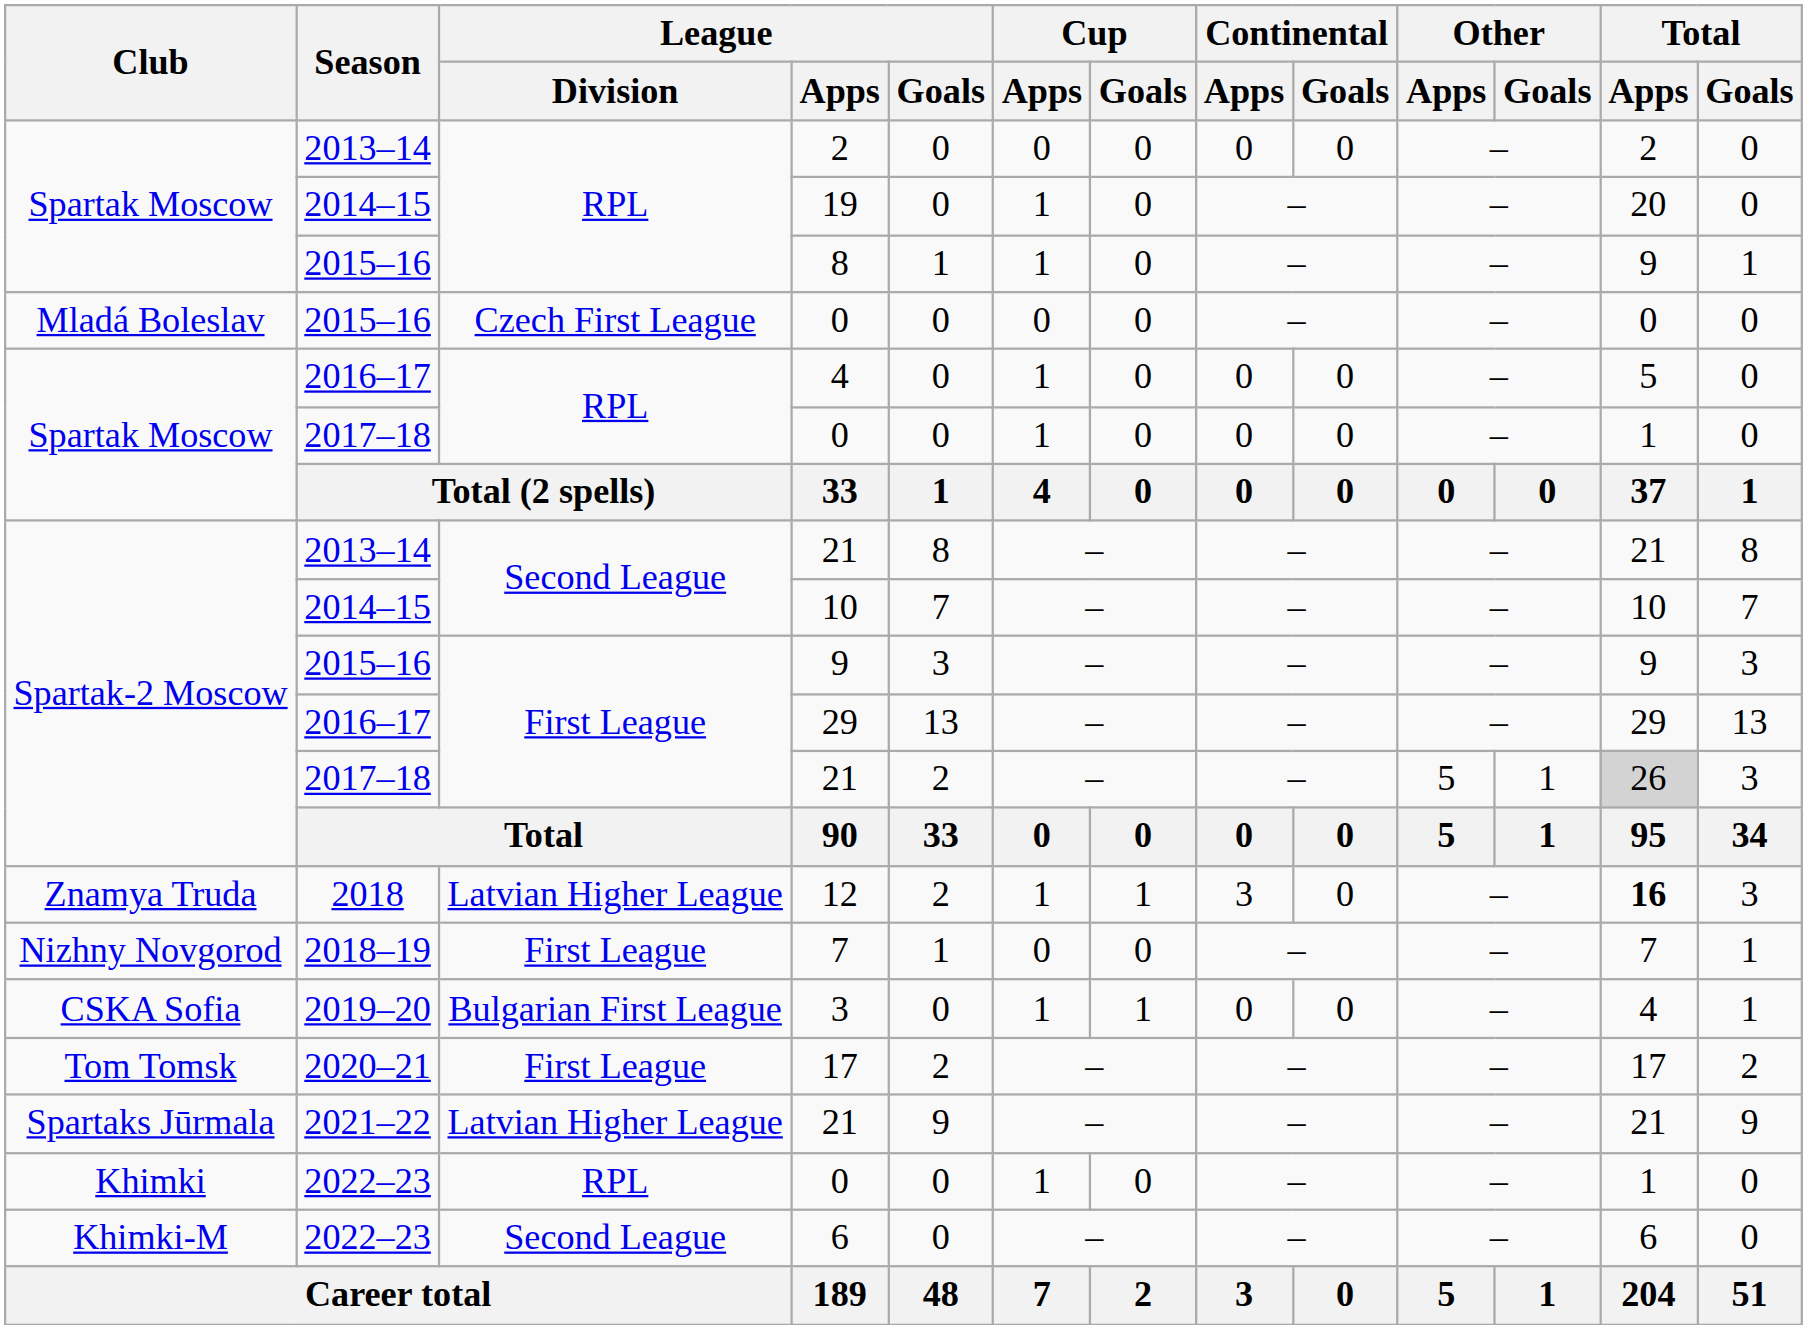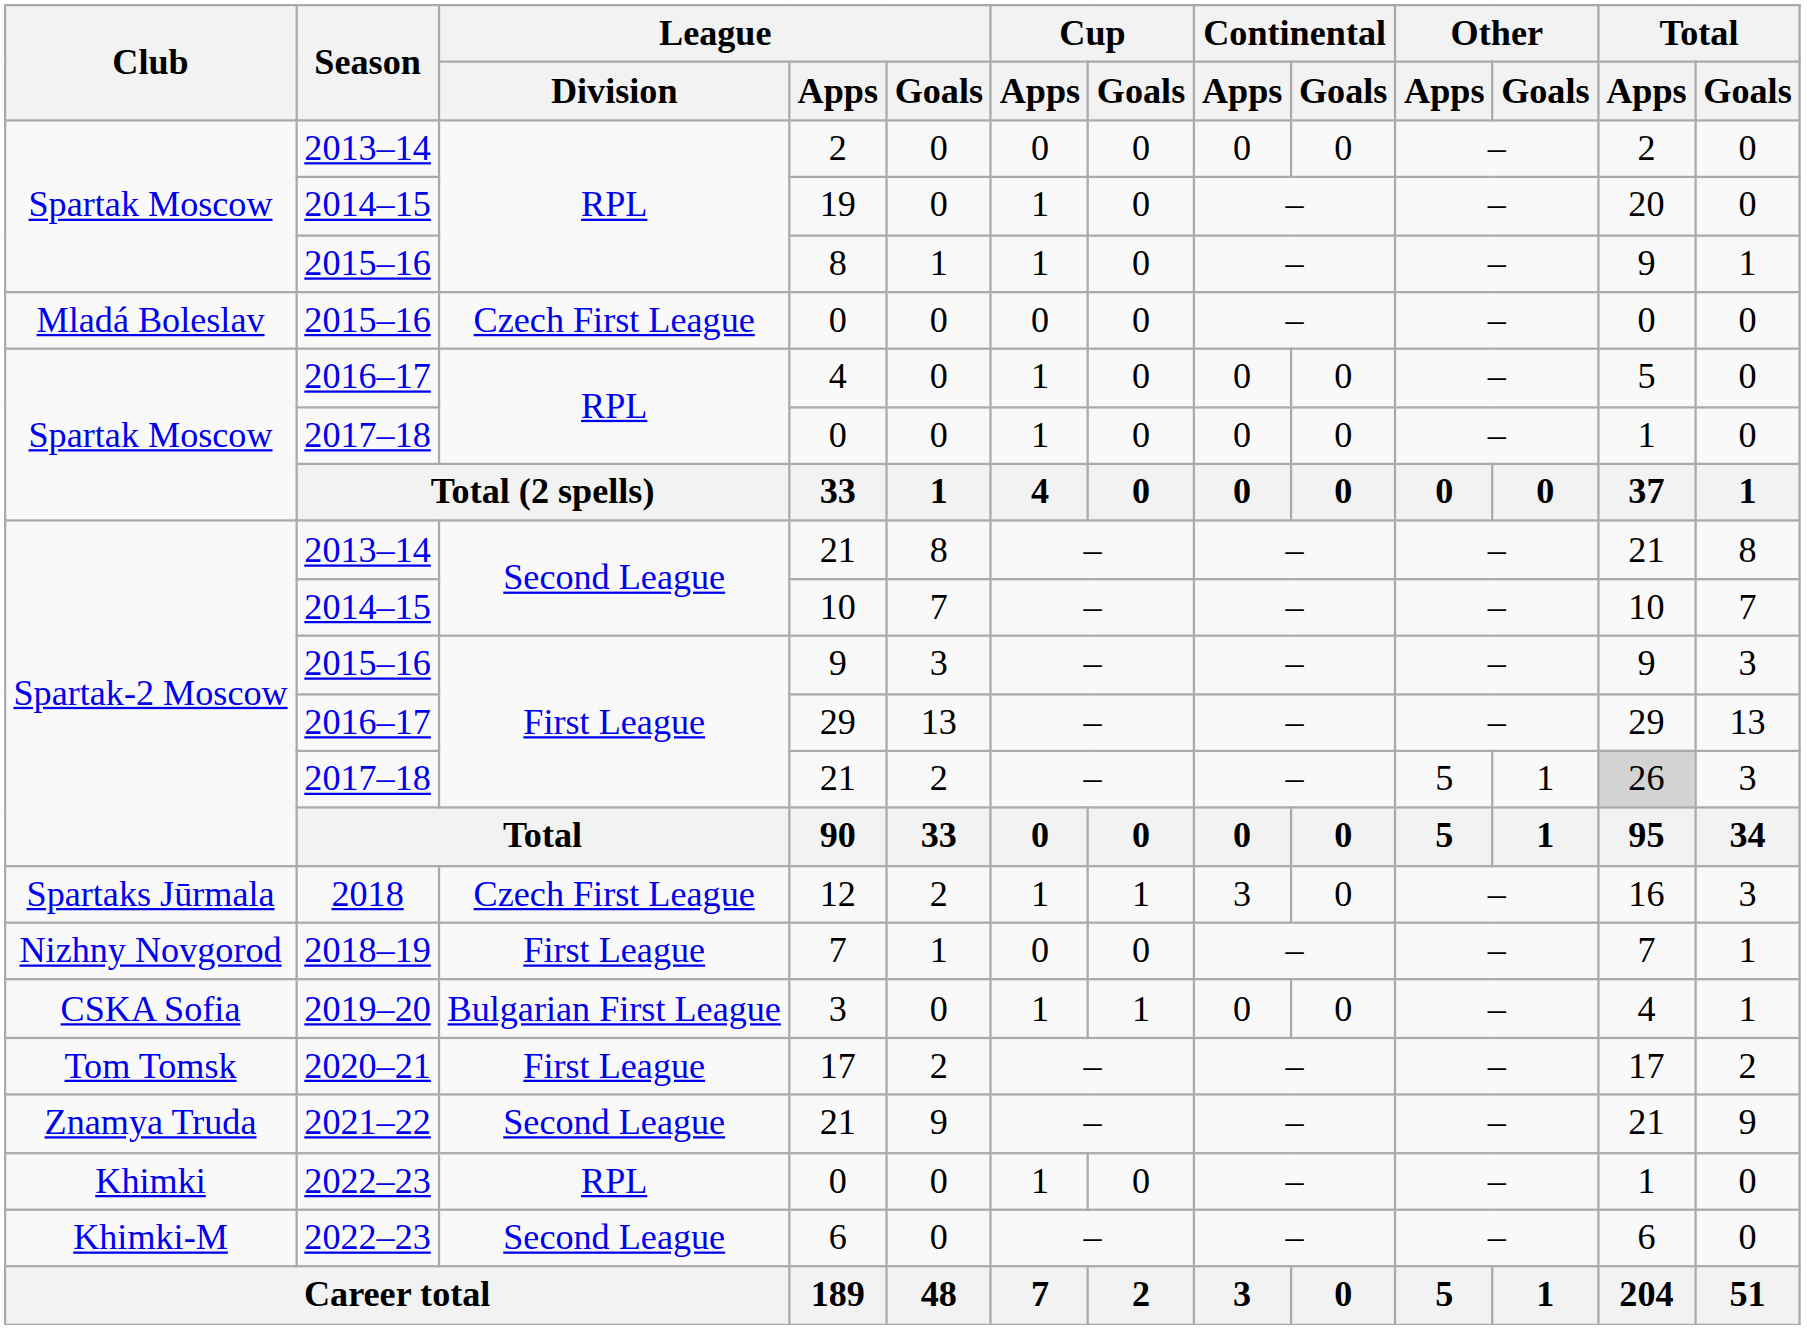(151, 893) Znamya Truda -> (151, 893) Spartaks Jūrmala
(615, 893) Latvian Higher League -> (614, 893) Czech First League
(1648, 893) bold -> (1646, 893) normal
(151, 1122) Spartaks Jūrmala -> (151, 1122) Znamya Truda
(615, 1122) Latvian Higher League -> (614, 1122) Second League
